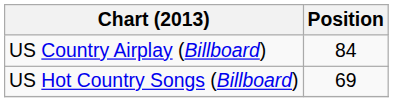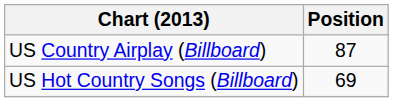(346, 50) 84 -> (346, 50) 87
